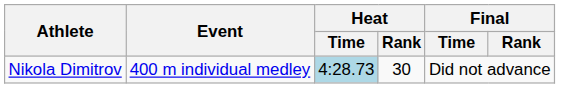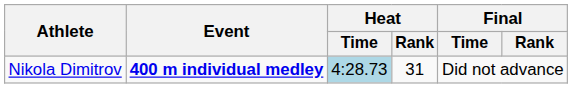(220, 70) normal -> (227, 70) bold
(402, 70) 30 -> (415, 70) 31
